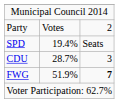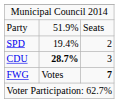(53, 28) Votes -> (66, 28) 51.9%
(109, 28) 2 -> (94, 28) Seats
(93, 43) Seats -> (109, 43) 2
(65, 59) normal -> (65, 59) bold
(65, 75) 51.9% -> (52, 75) Votes
